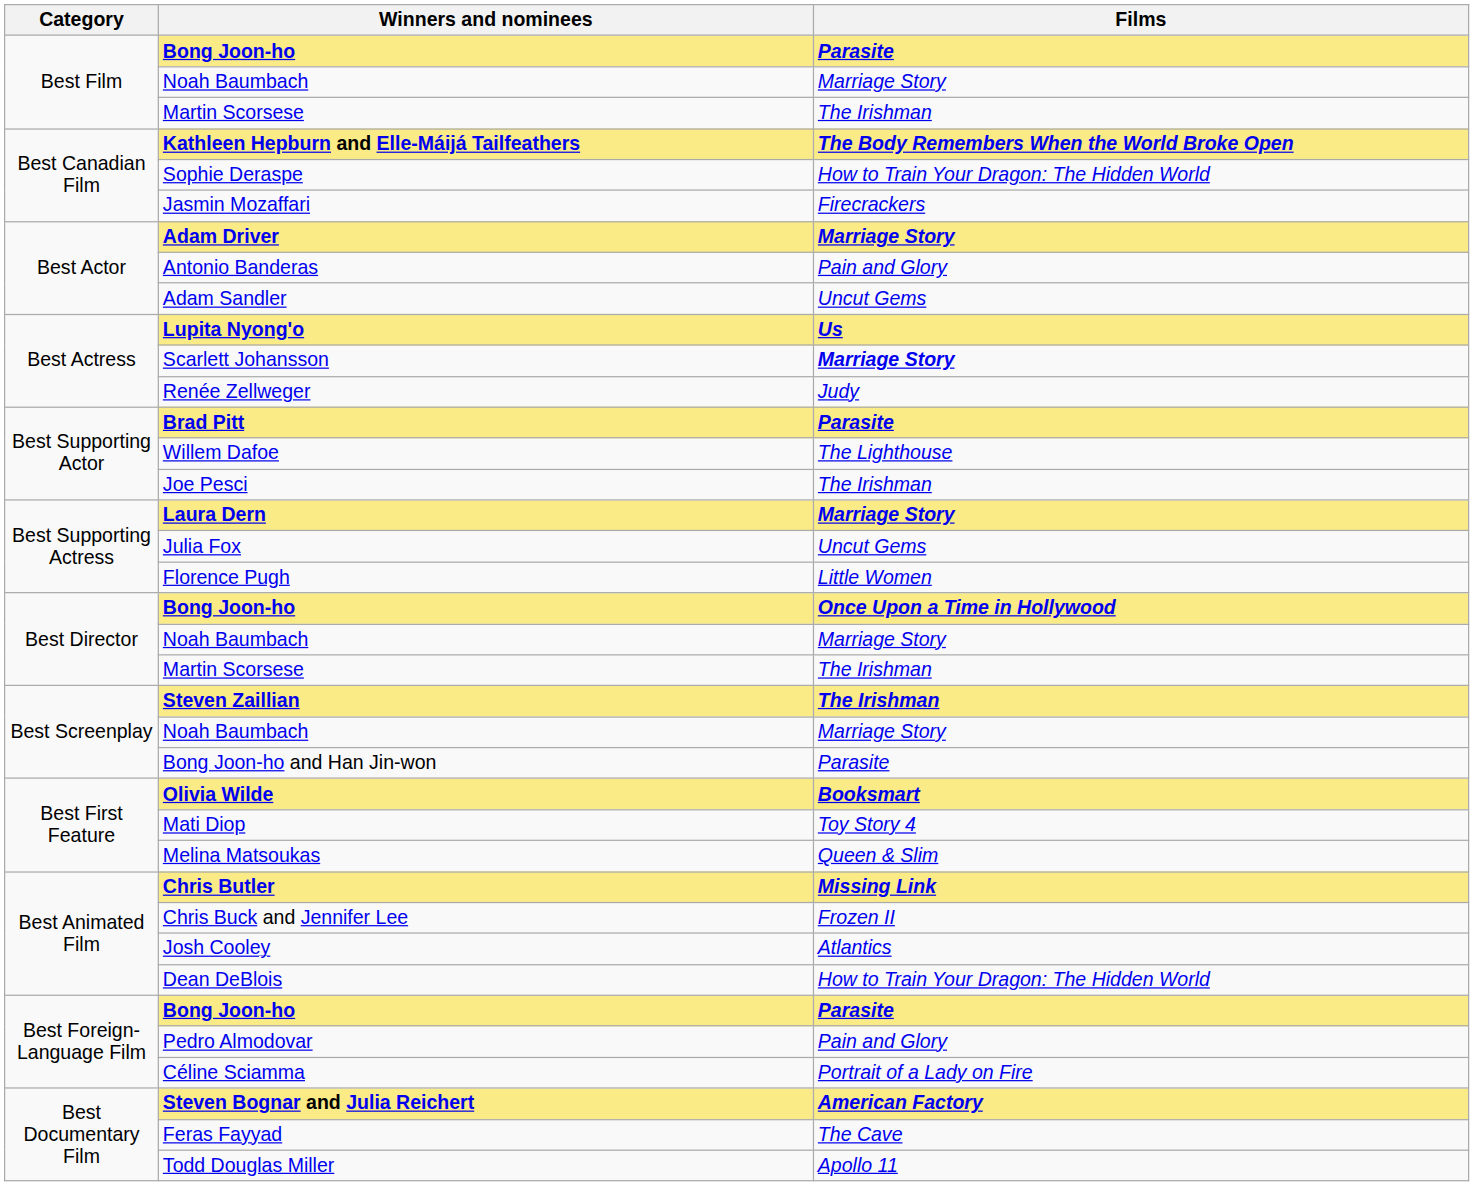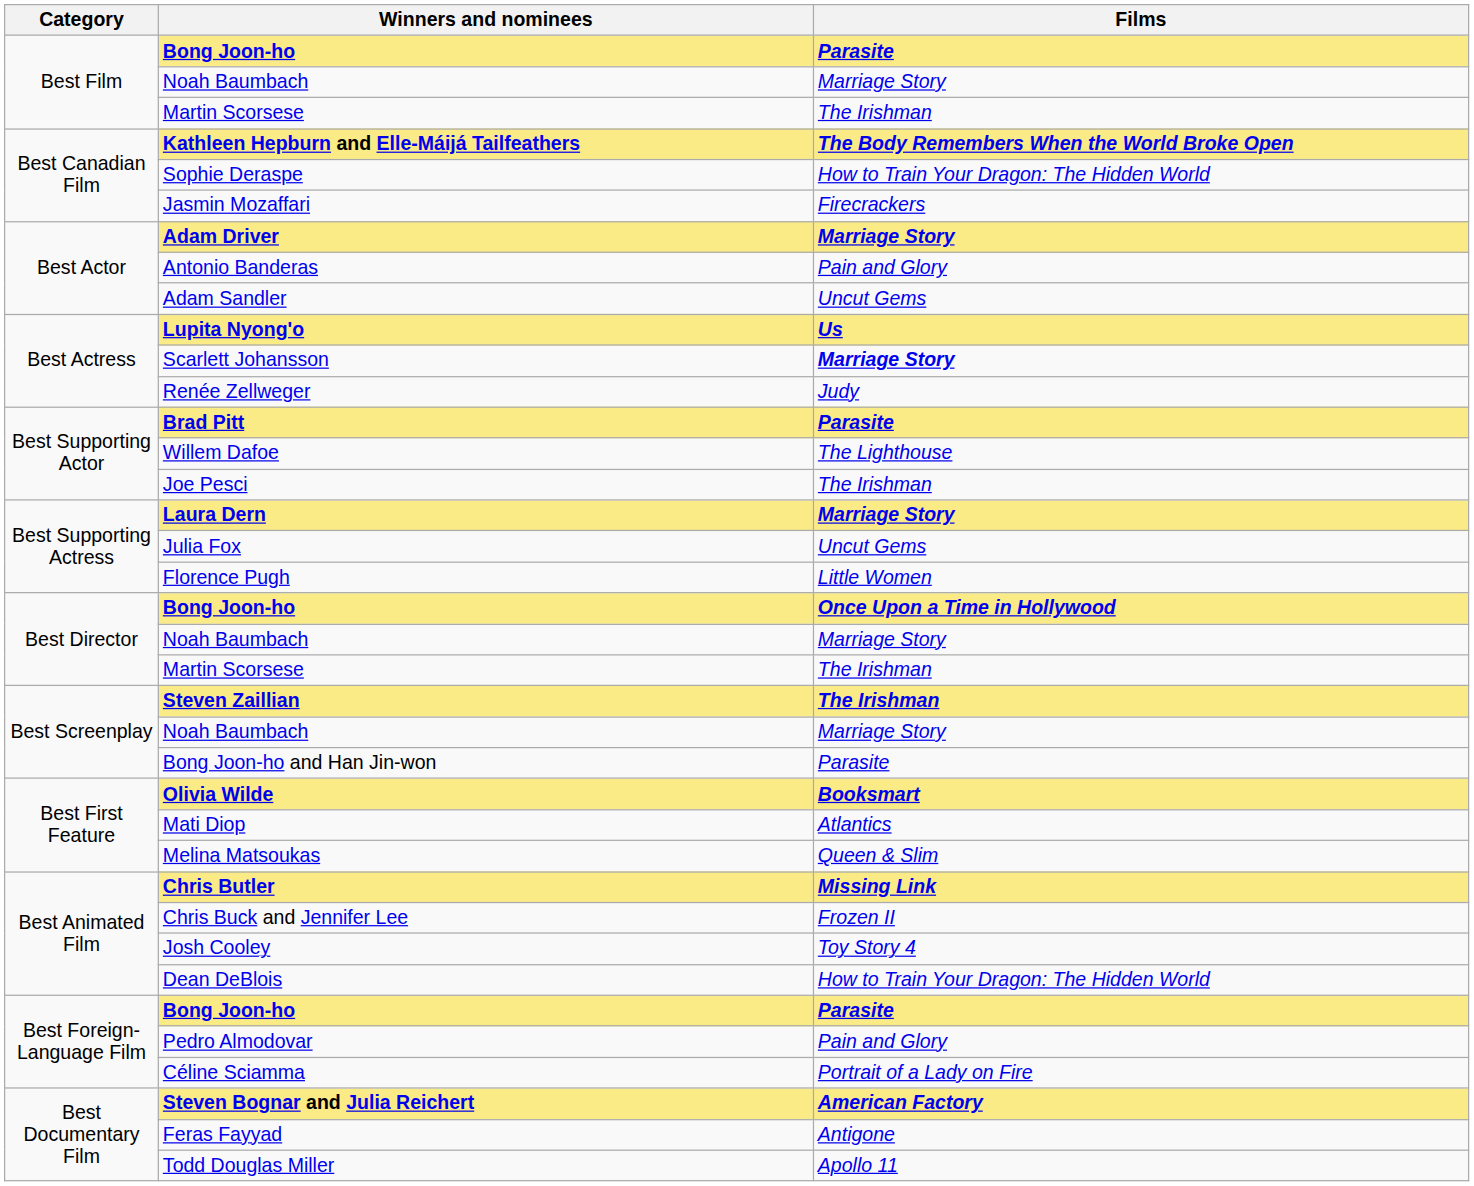(867, 824) Toy Story 4 -> (855, 824) Atlantics
(855, 948) Atlantics -> (867, 948) Toy Story 4
(860, 1134) The Cave -> (856, 1134) Antigone
